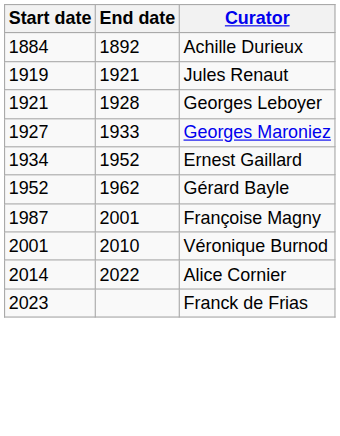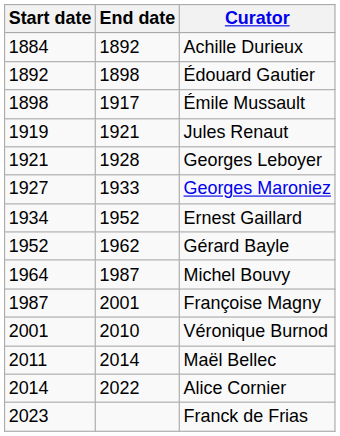+ row: (249, 75)
+ row: (244, 103)
+ row: (237, 274)
+ row: (230, 359)
